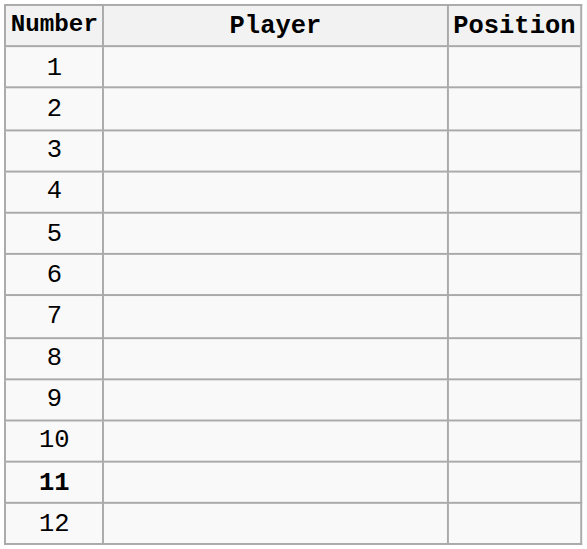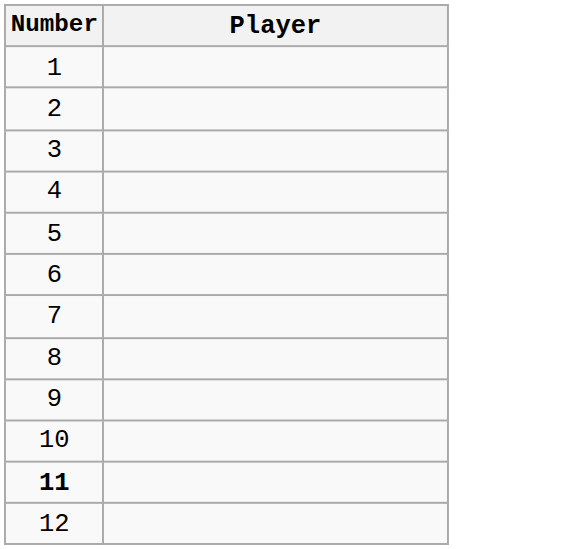- column: (514, 26)
